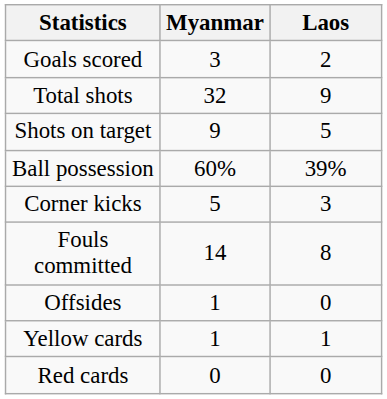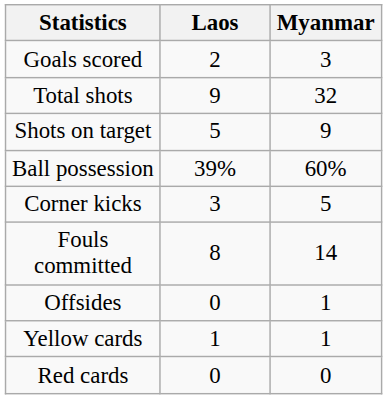columns swapped: (215, 22) <-> (326, 22)
